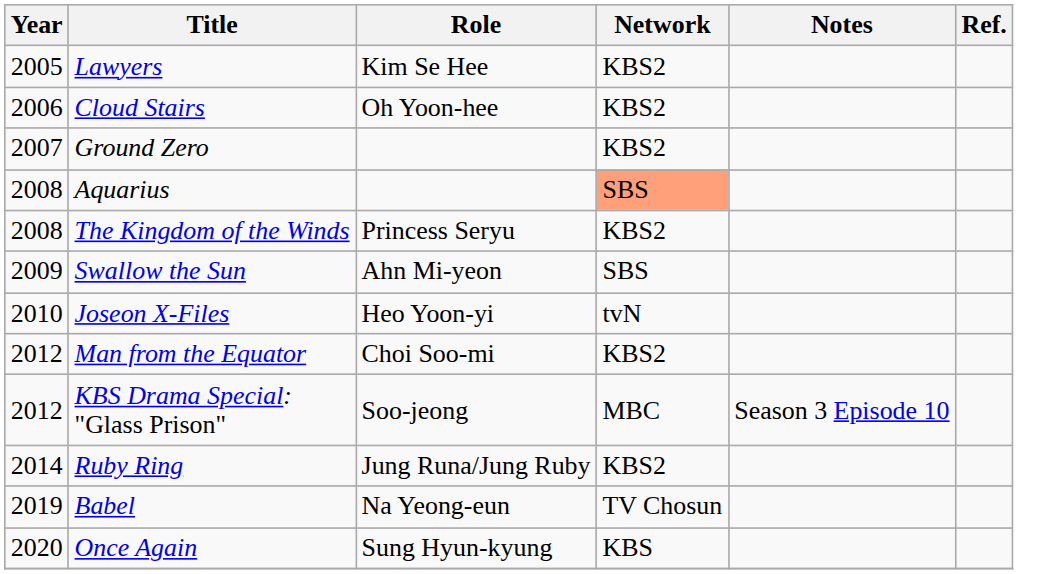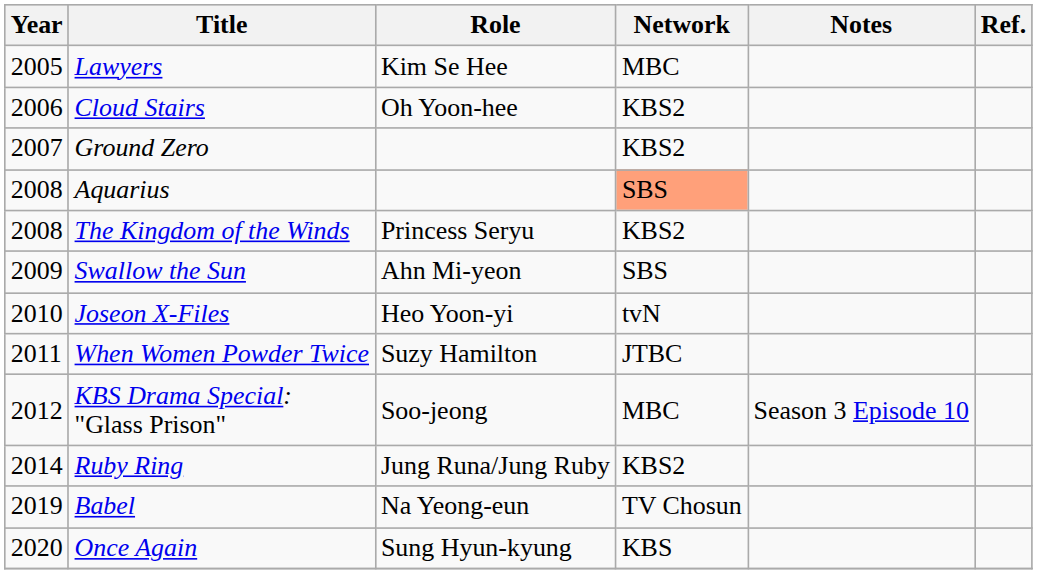(634, 66) KBS2 -> (651, 66) MBC
+ row: (222, 353)
- row: (190, 353)
